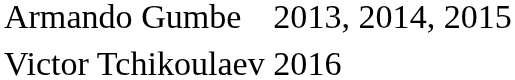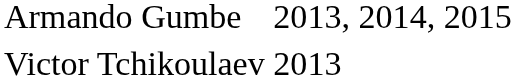(307, 63) 2016 -> (307, 63) 2013
